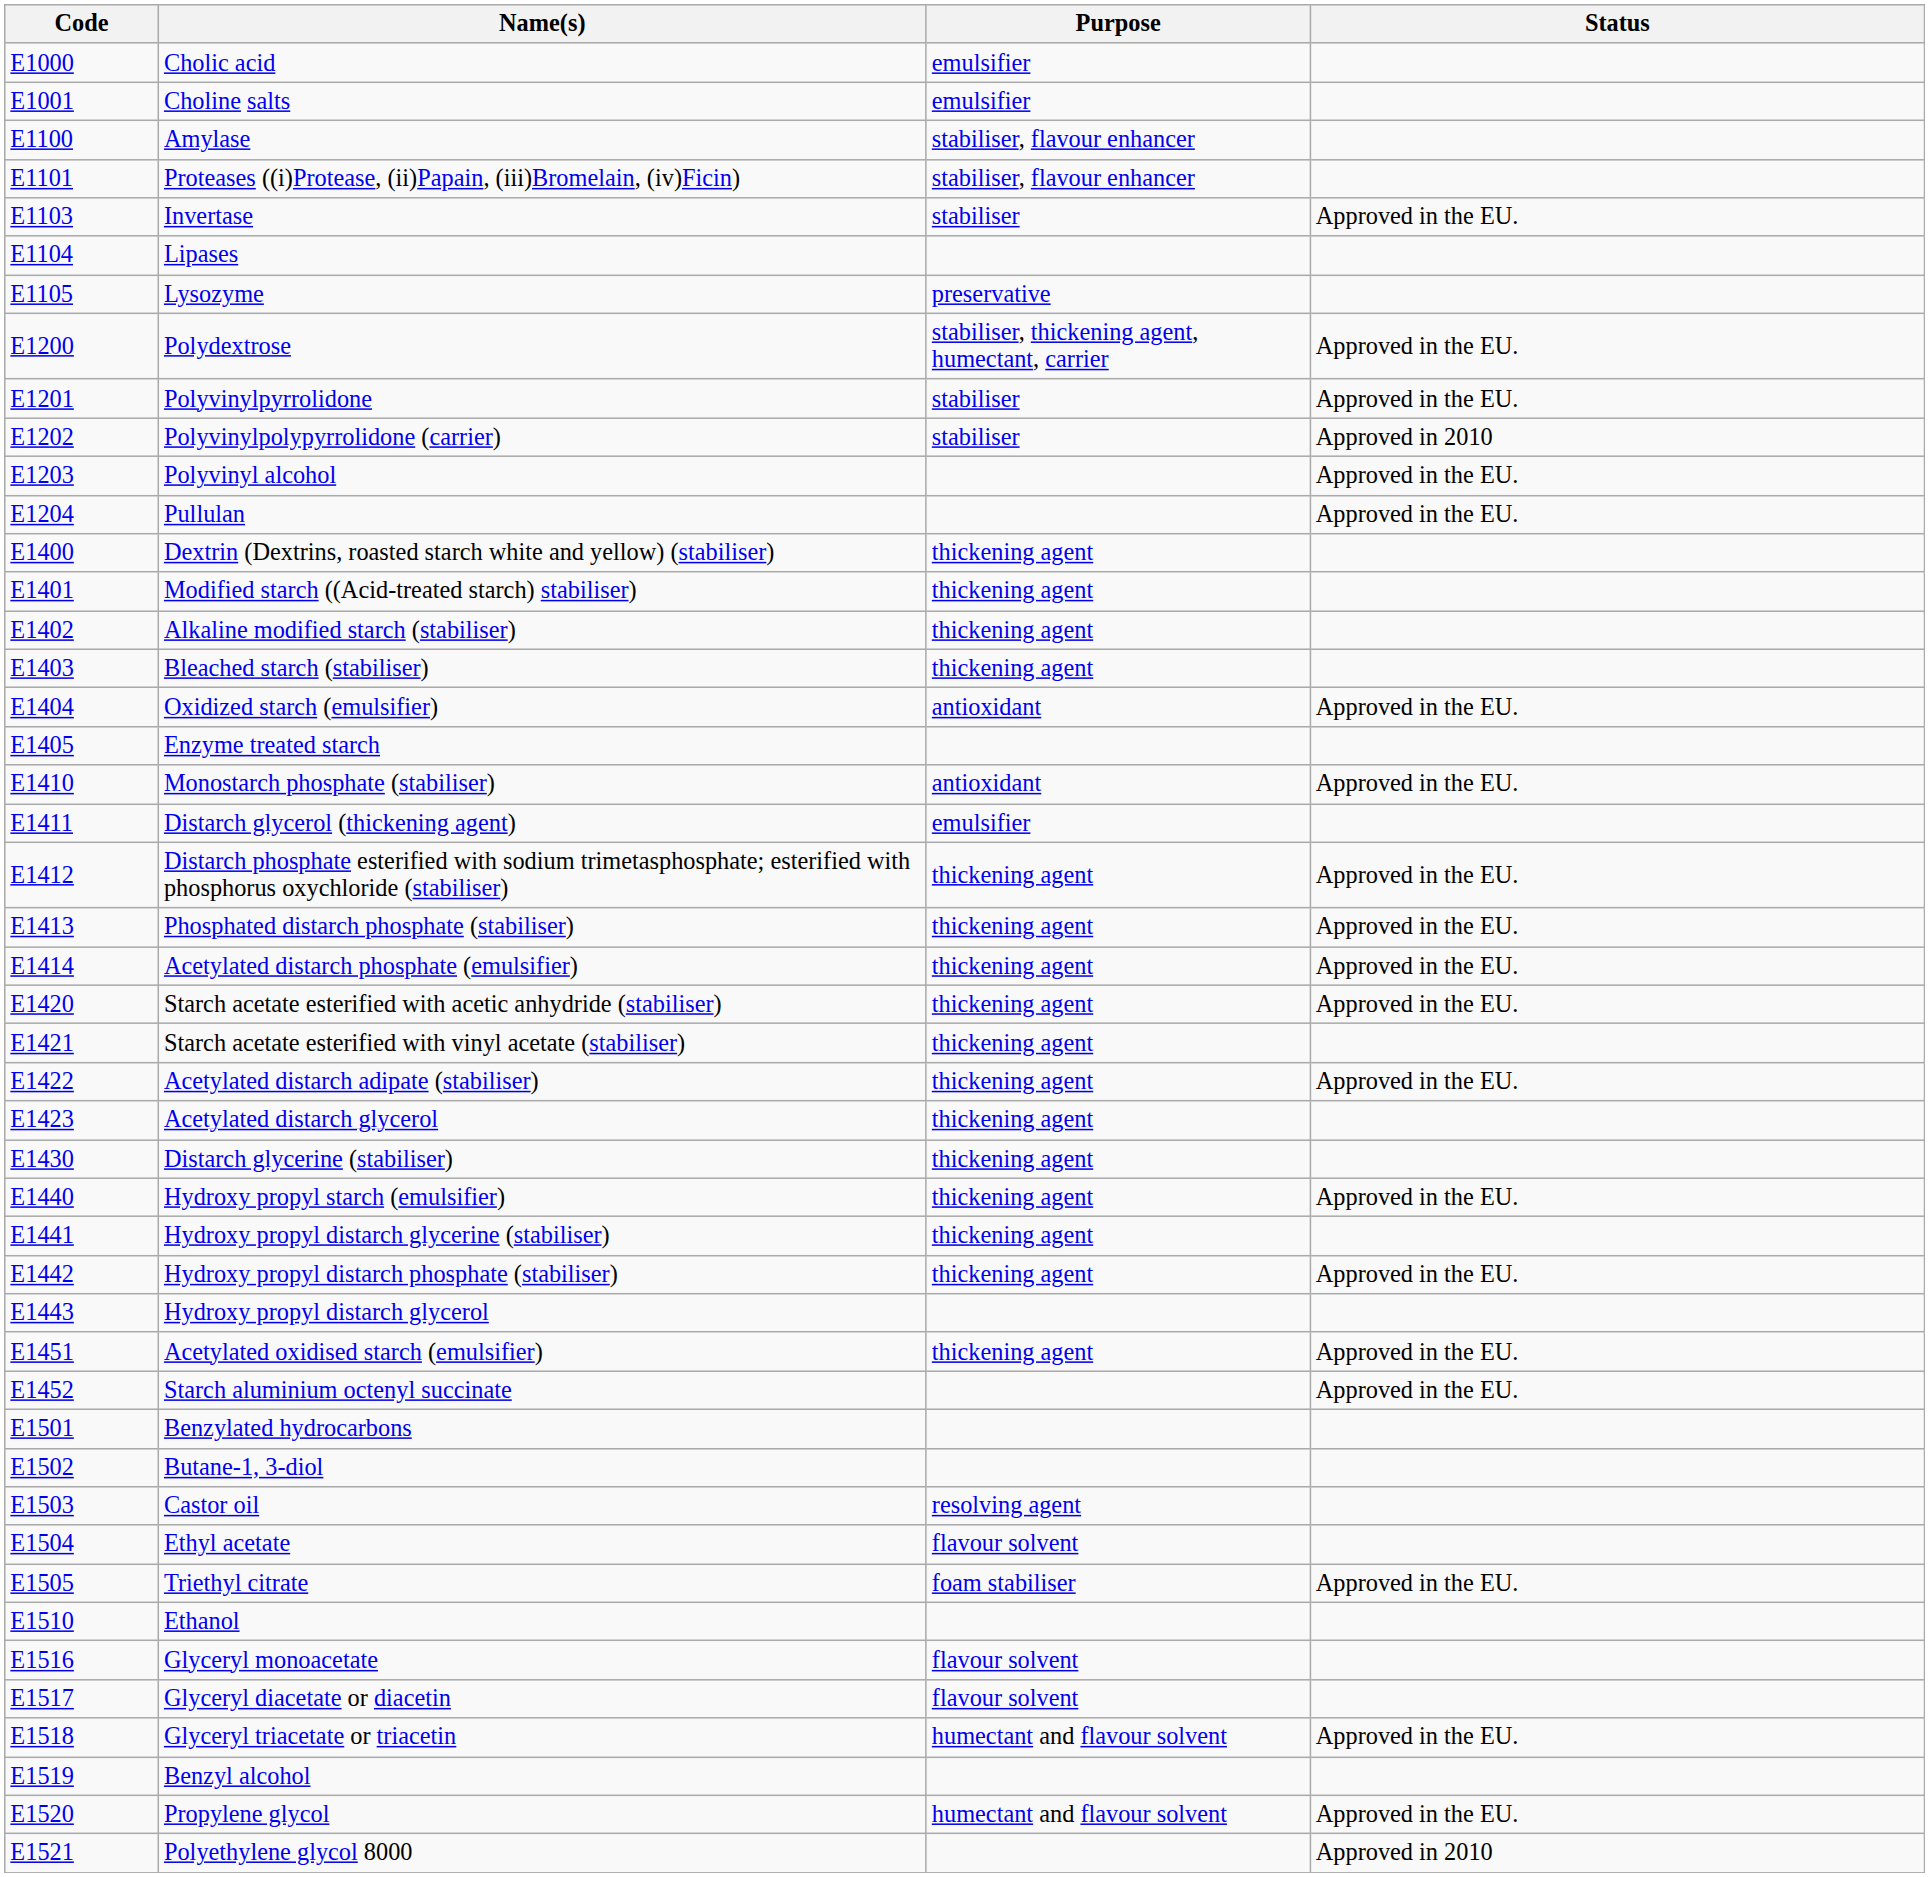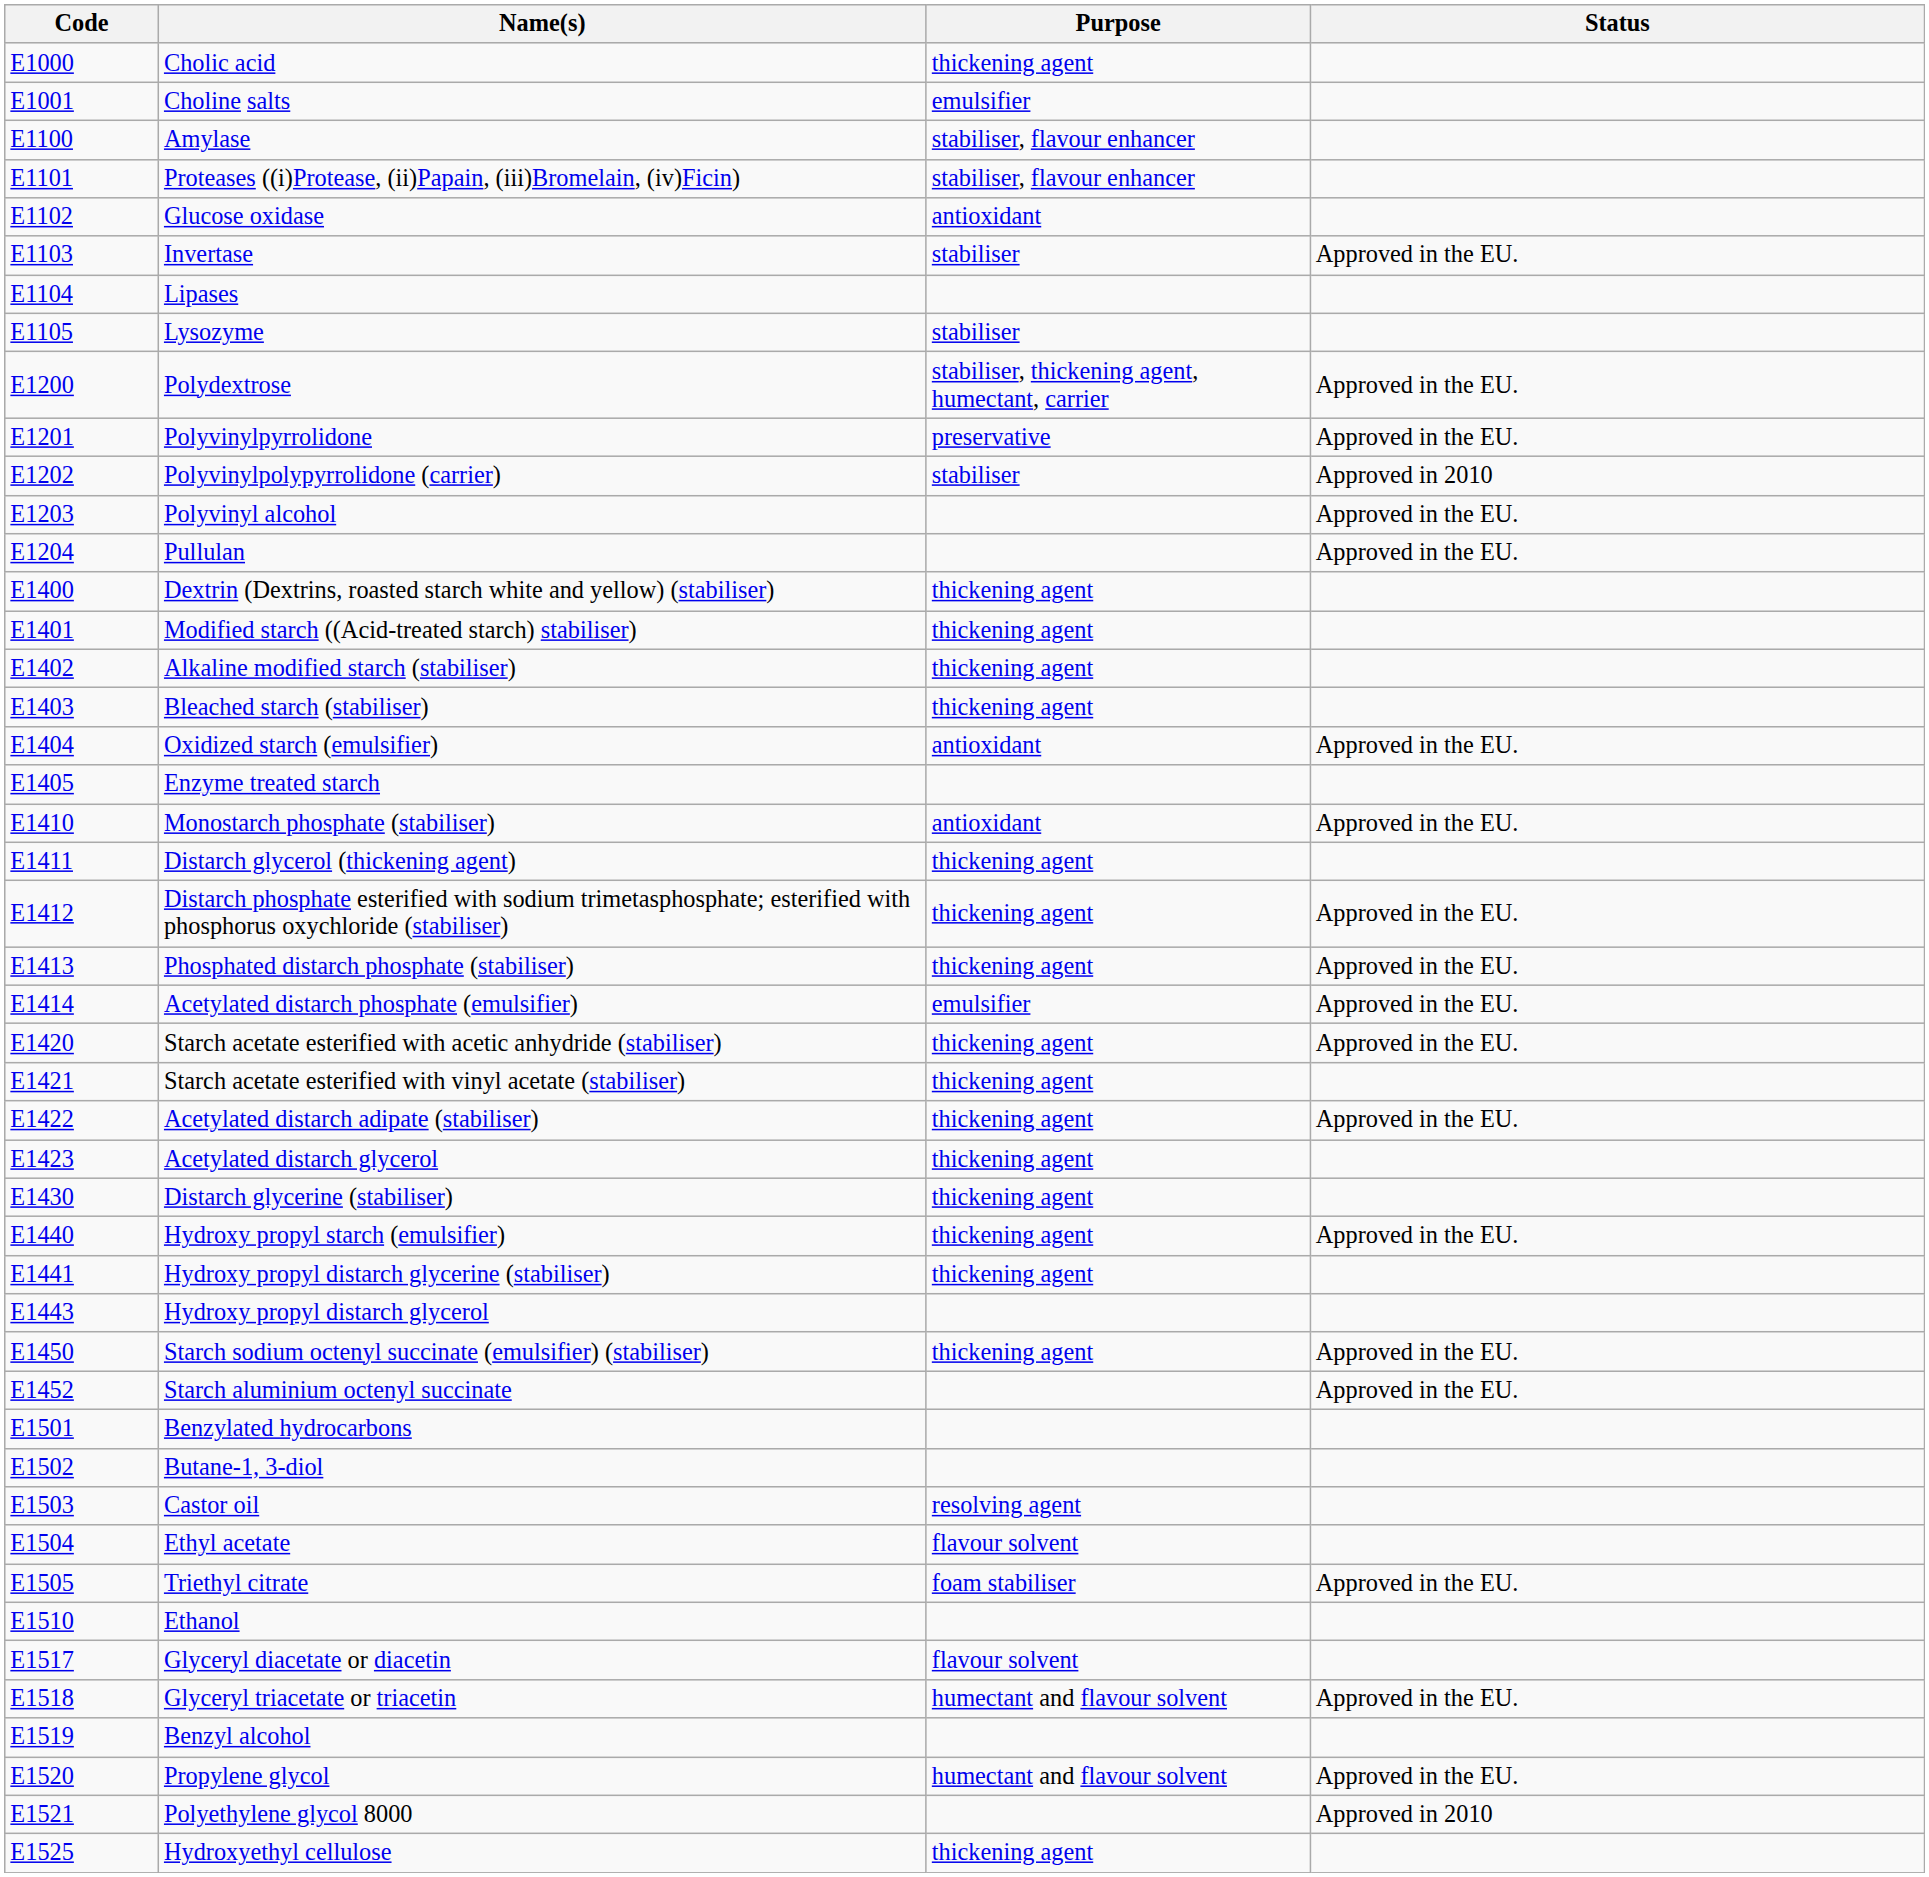(981, 62) emulsifier -> (1013, 62) thickening agent
+ row: (244, 216)
(991, 293) preservative -> (976, 332) stabiliser
(976, 398) stabiliser -> (991, 436) preservative
(981, 822) emulsifier -> (1013, 861) thickening agent
(1013, 965) thickening agent -> (981, 1004) emulsifier
- row: (391, 1274)
+ row: (436, 1351)
- row: (353, 1351)
- row: (271, 1659)
+ row: (278, 1852)
